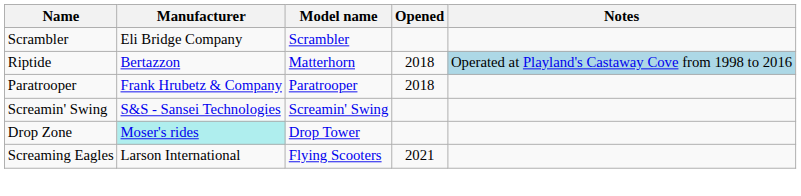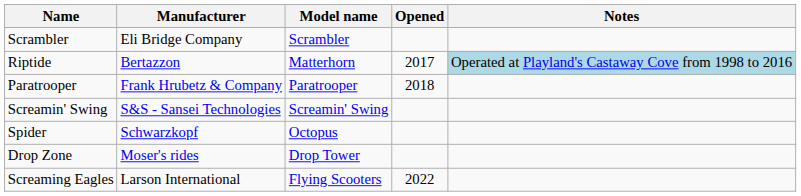(420, 62) 2018 -> (420, 62) 2017
+ row: (27, 132)
(160, 132) paleturquoise background -> (160, 156) no background
(420, 156) 2021 -> (420, 179) 2022
